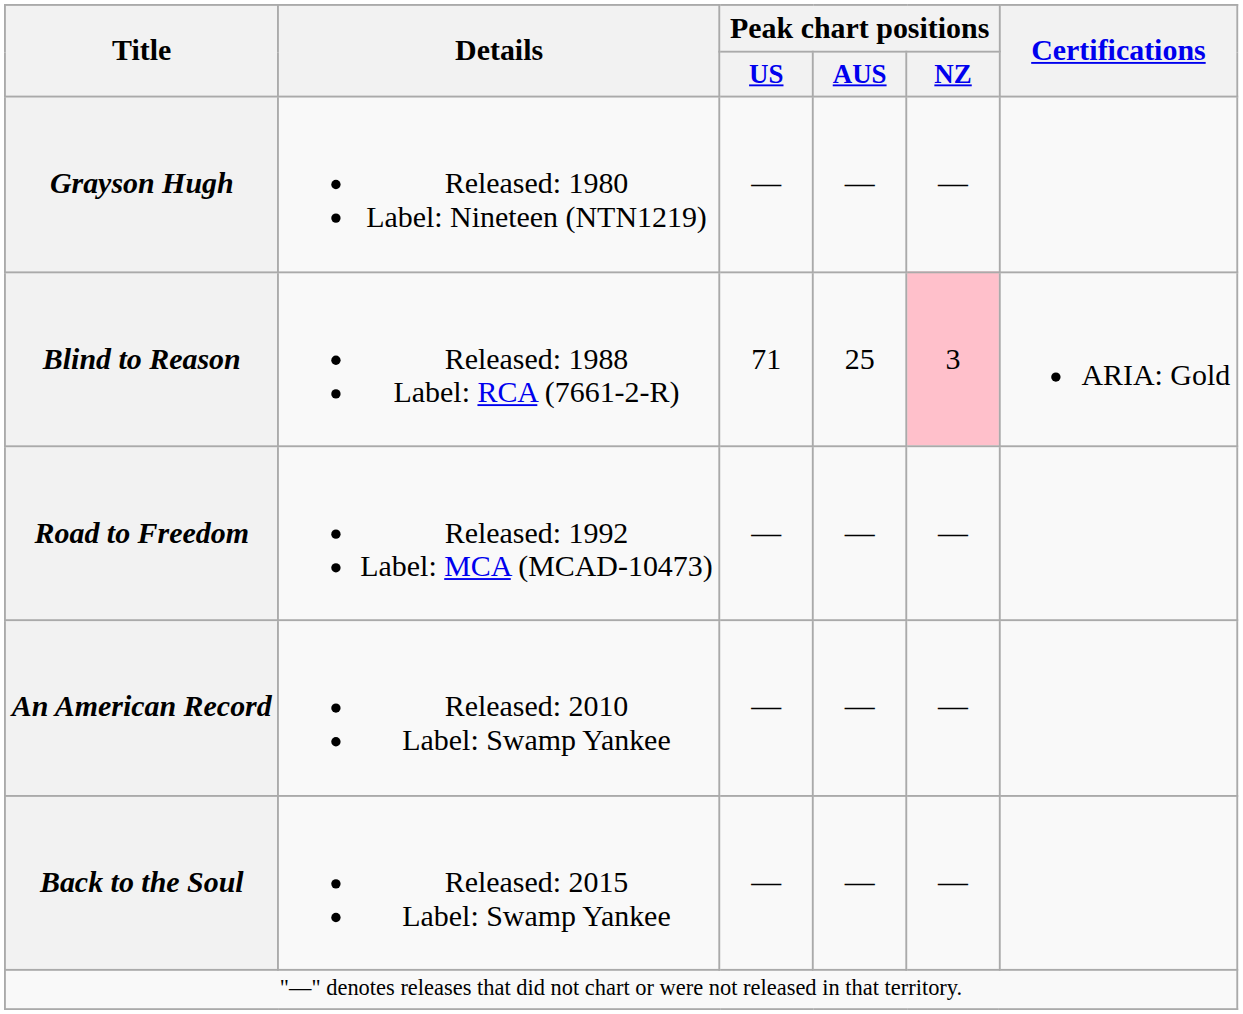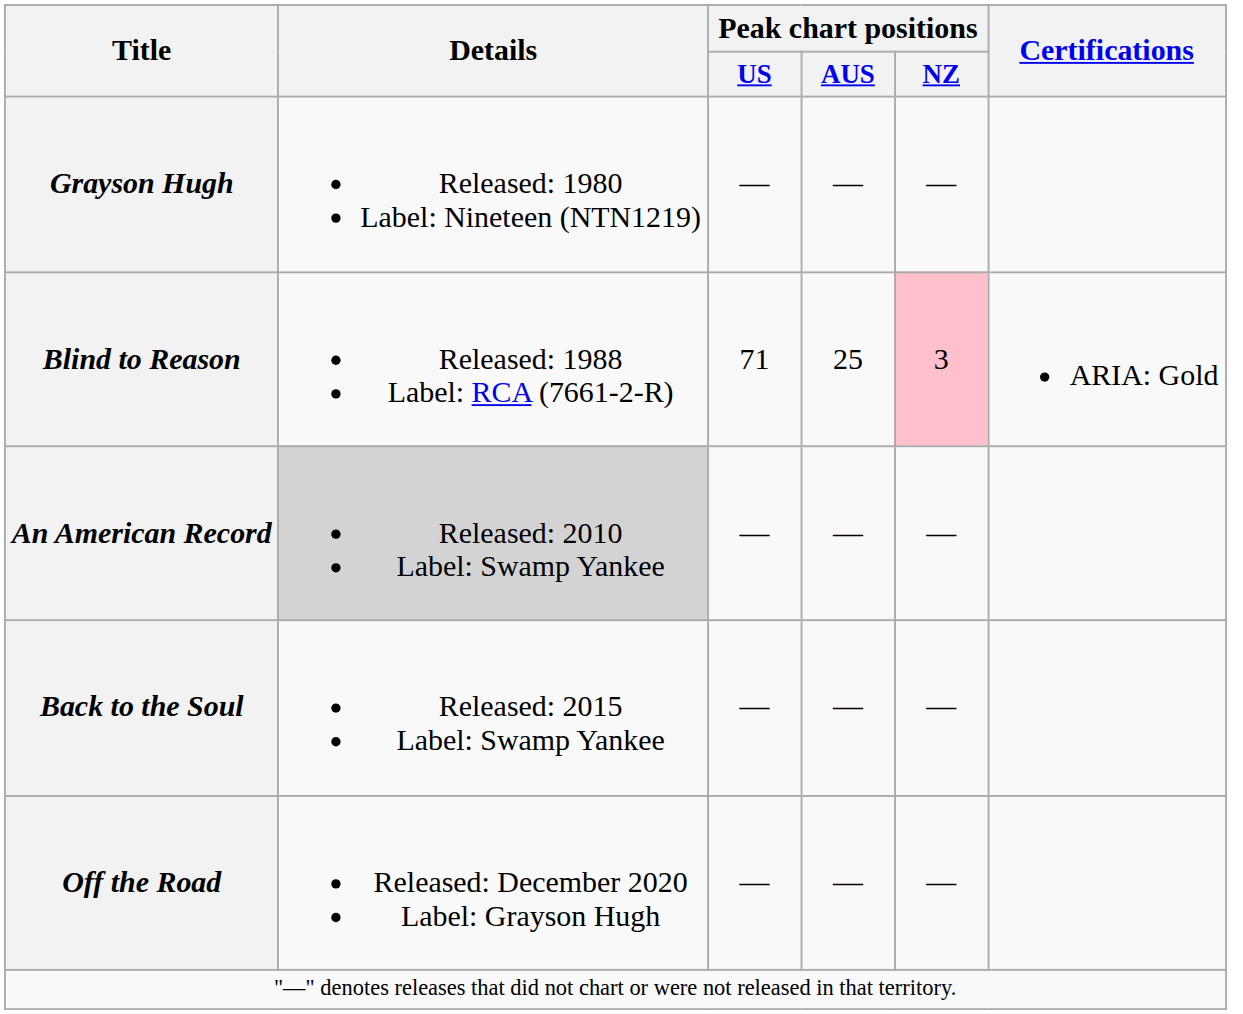- row: (142, 532)
(499, 725) no background -> (493, 550) lightgrey background
+ row: (142, 882)
